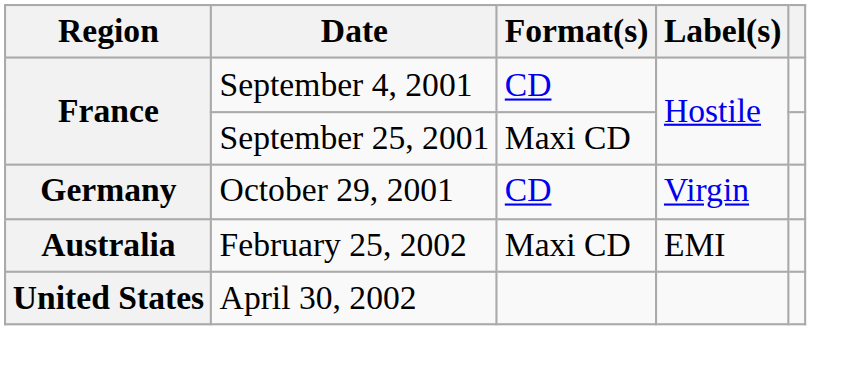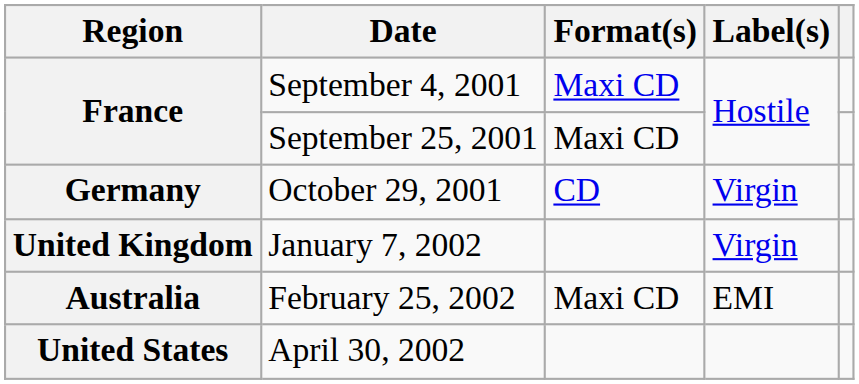(528, 84) CD -> (616, 84) Maxi CD
+ row: (375, 244)
